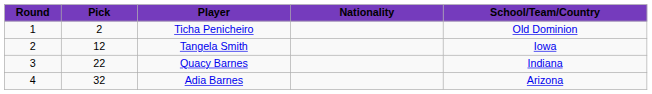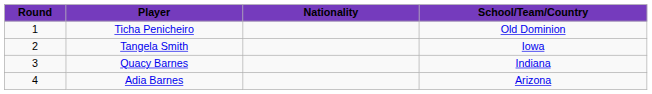- column: (99, 13)
